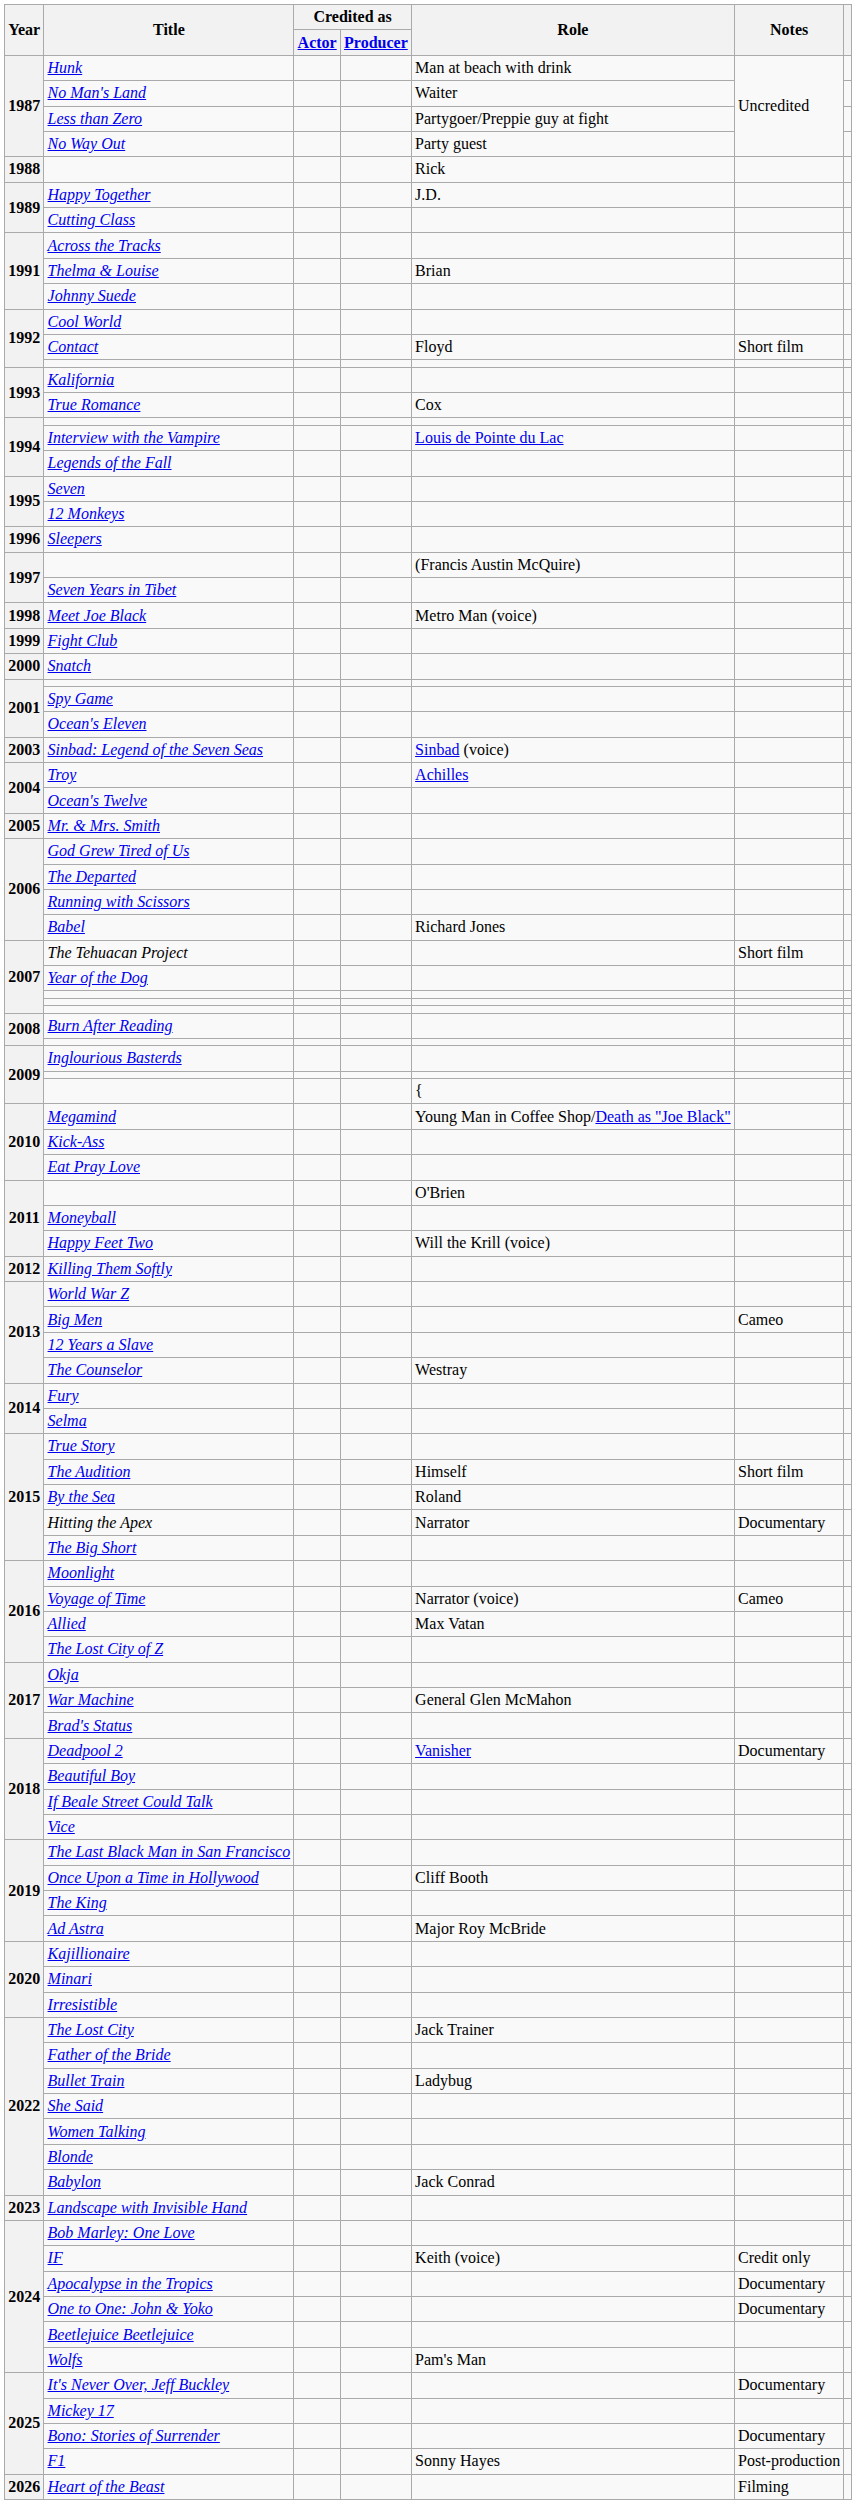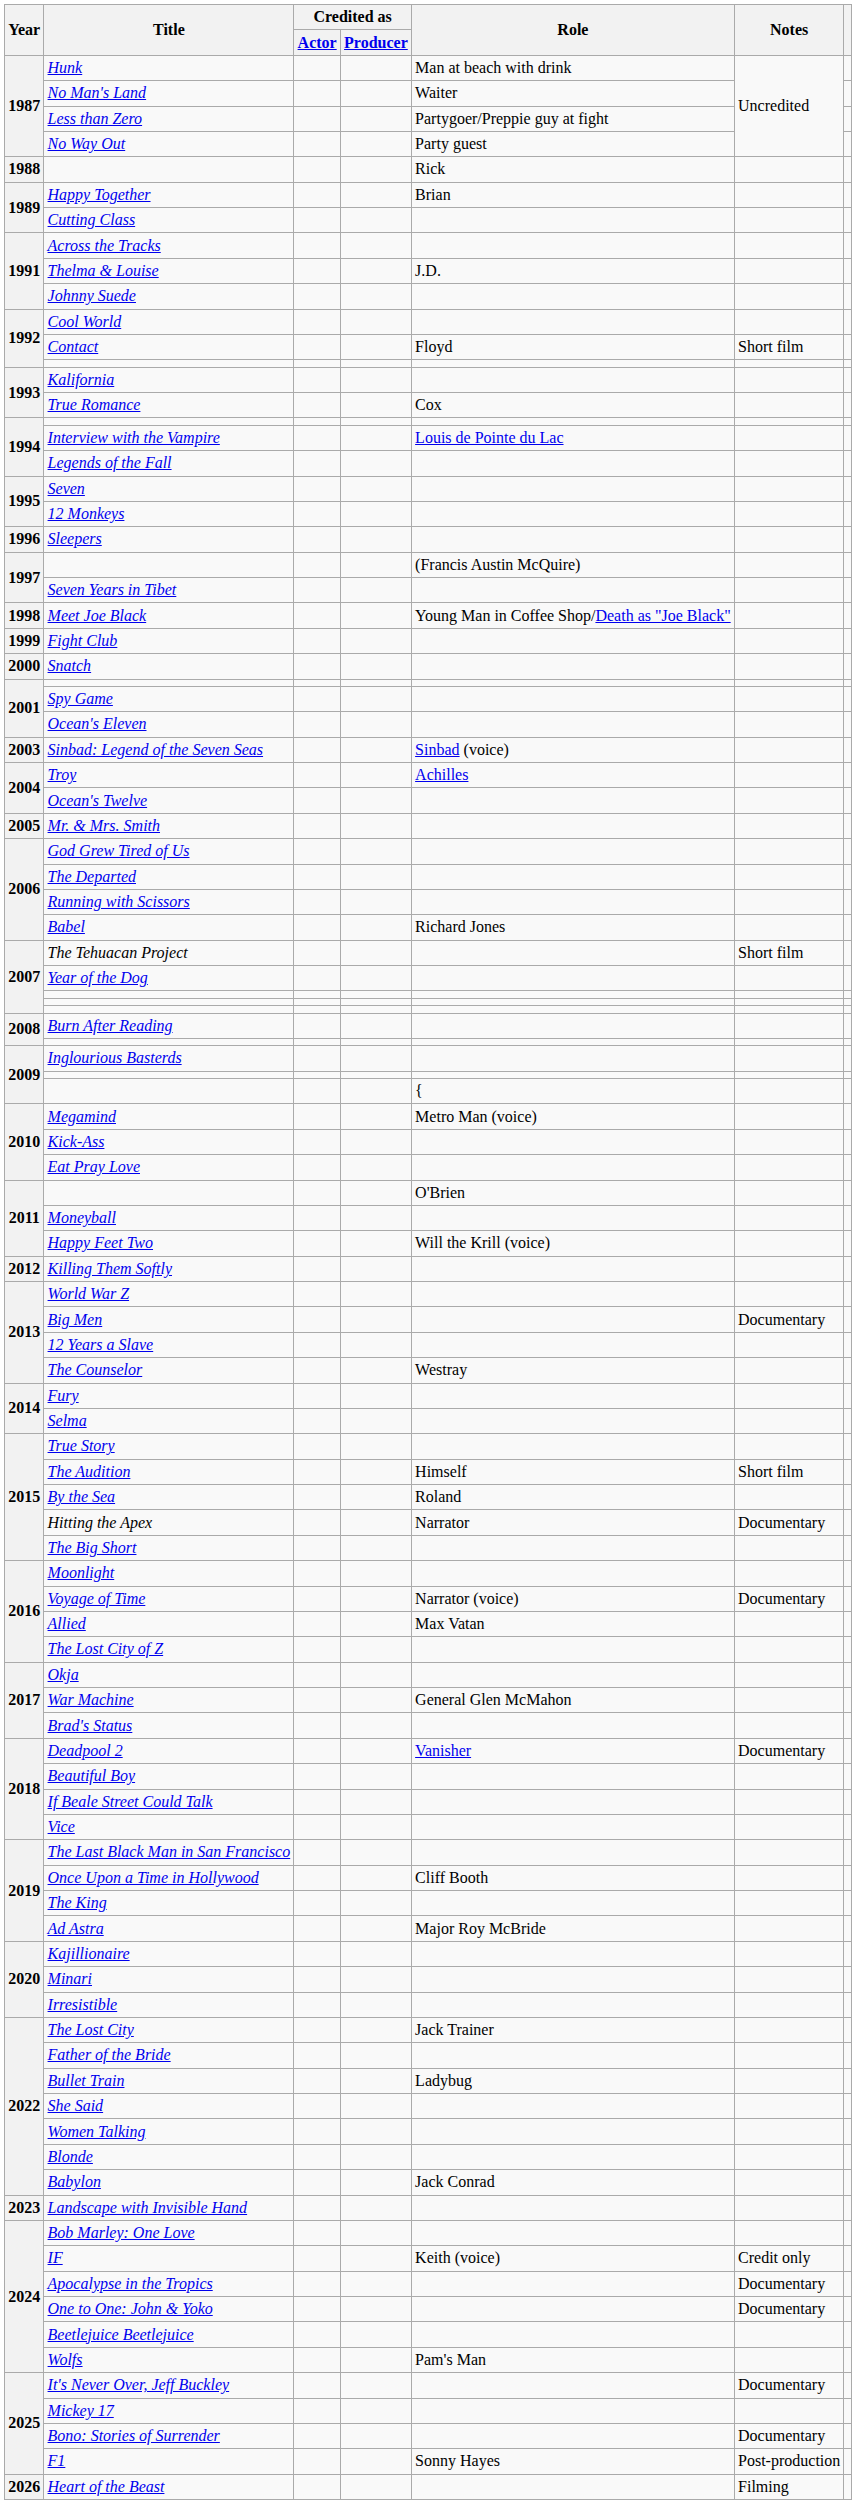(428, 194) J.D. -> (433, 194) Brian
(433, 270) Brian -> (428, 270) J.D.
(476, 615) Metro Man (voice) -> (573, 615) Young Man in Coffee Shop/Death as "Joe Black"
(573, 1116) Young Man in Coffee Shop/Death as "Joe Black" -> (476, 1116) Metro Man (voice)
(761, 1319) Cameo -> (782, 1319) Documentary
(761, 1598) Cameo -> (782, 1598) Documentary
